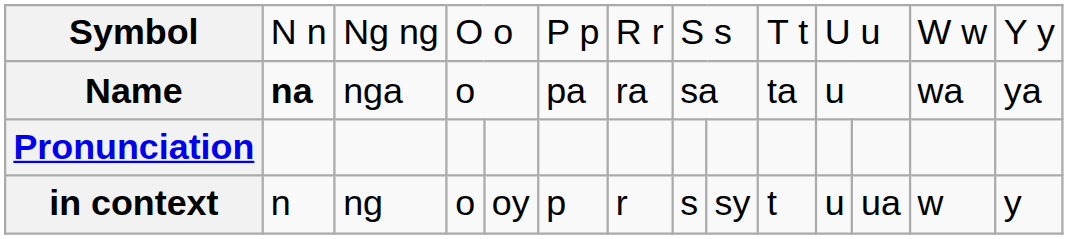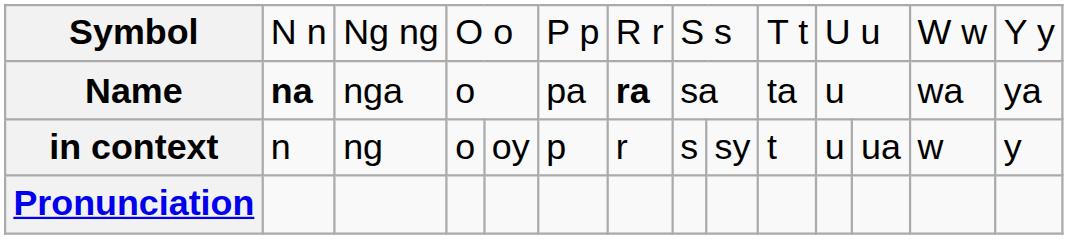(632, 89) normal -> (633, 89) bold
rows swapped: (134, 146) <-> (134, 203)
